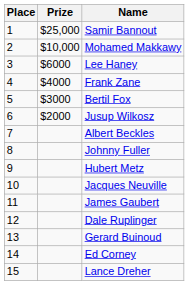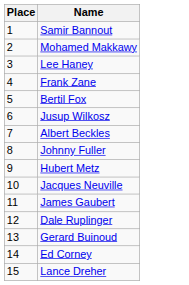- column: (60, 13)
